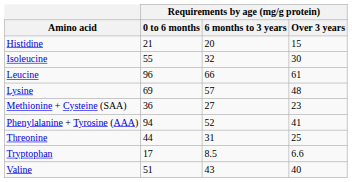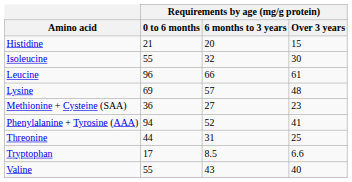(148, 169) 51 -> (148, 169) 55
